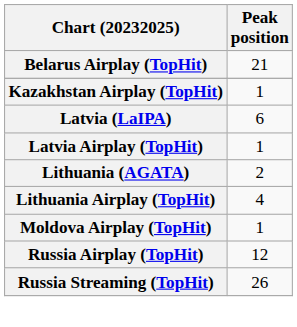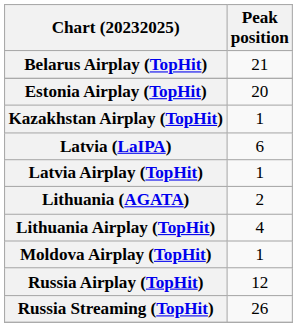+ row: (116, 91)
